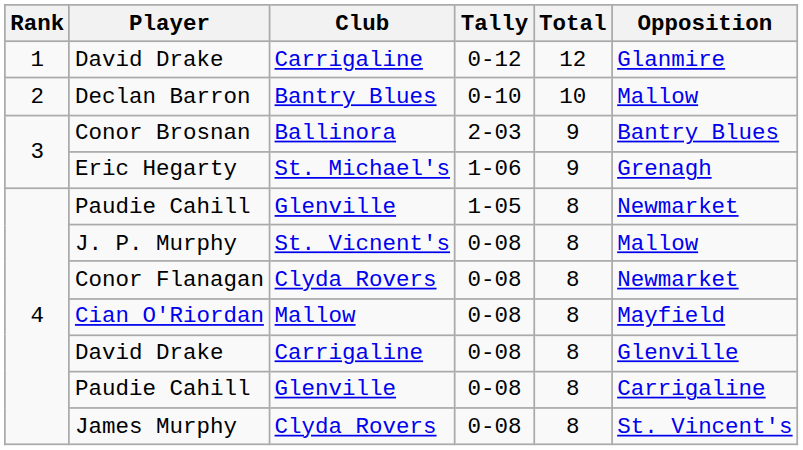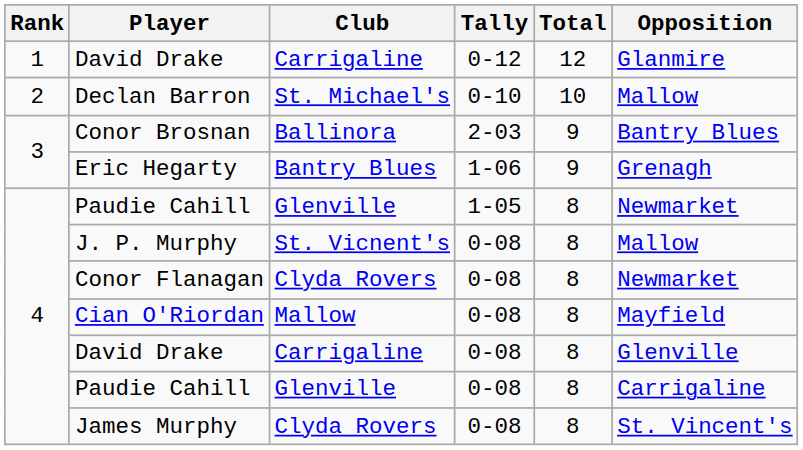(356, 97) Bantry Blues -> (362, 97) St. Michael's
(362, 170) St. Michael's -> (356, 170) Bantry Blues
